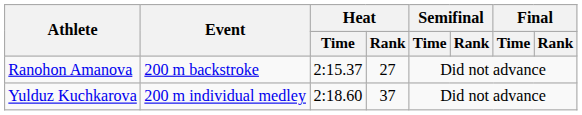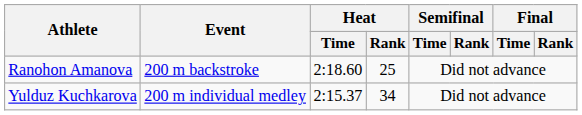(338, 69) 2:15.37 -> (338, 69) 2:18.60
(388, 69) 27 -> (388, 69) 25
(338, 96) 2:18.60 -> (338, 96) 2:15.37
(388, 96) 37 -> (388, 96) 34
